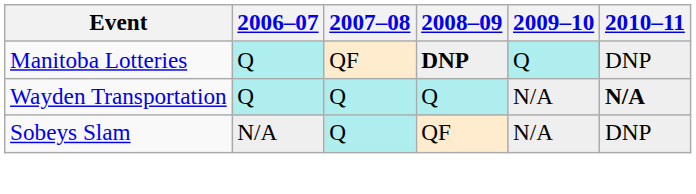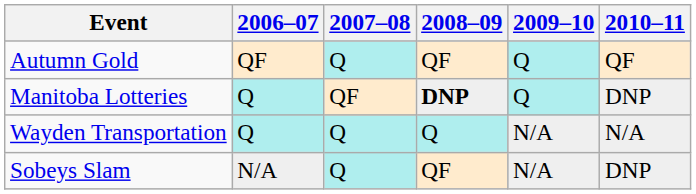+ row: (74, 59)
(625, 96) bold -> (625, 133) normal
